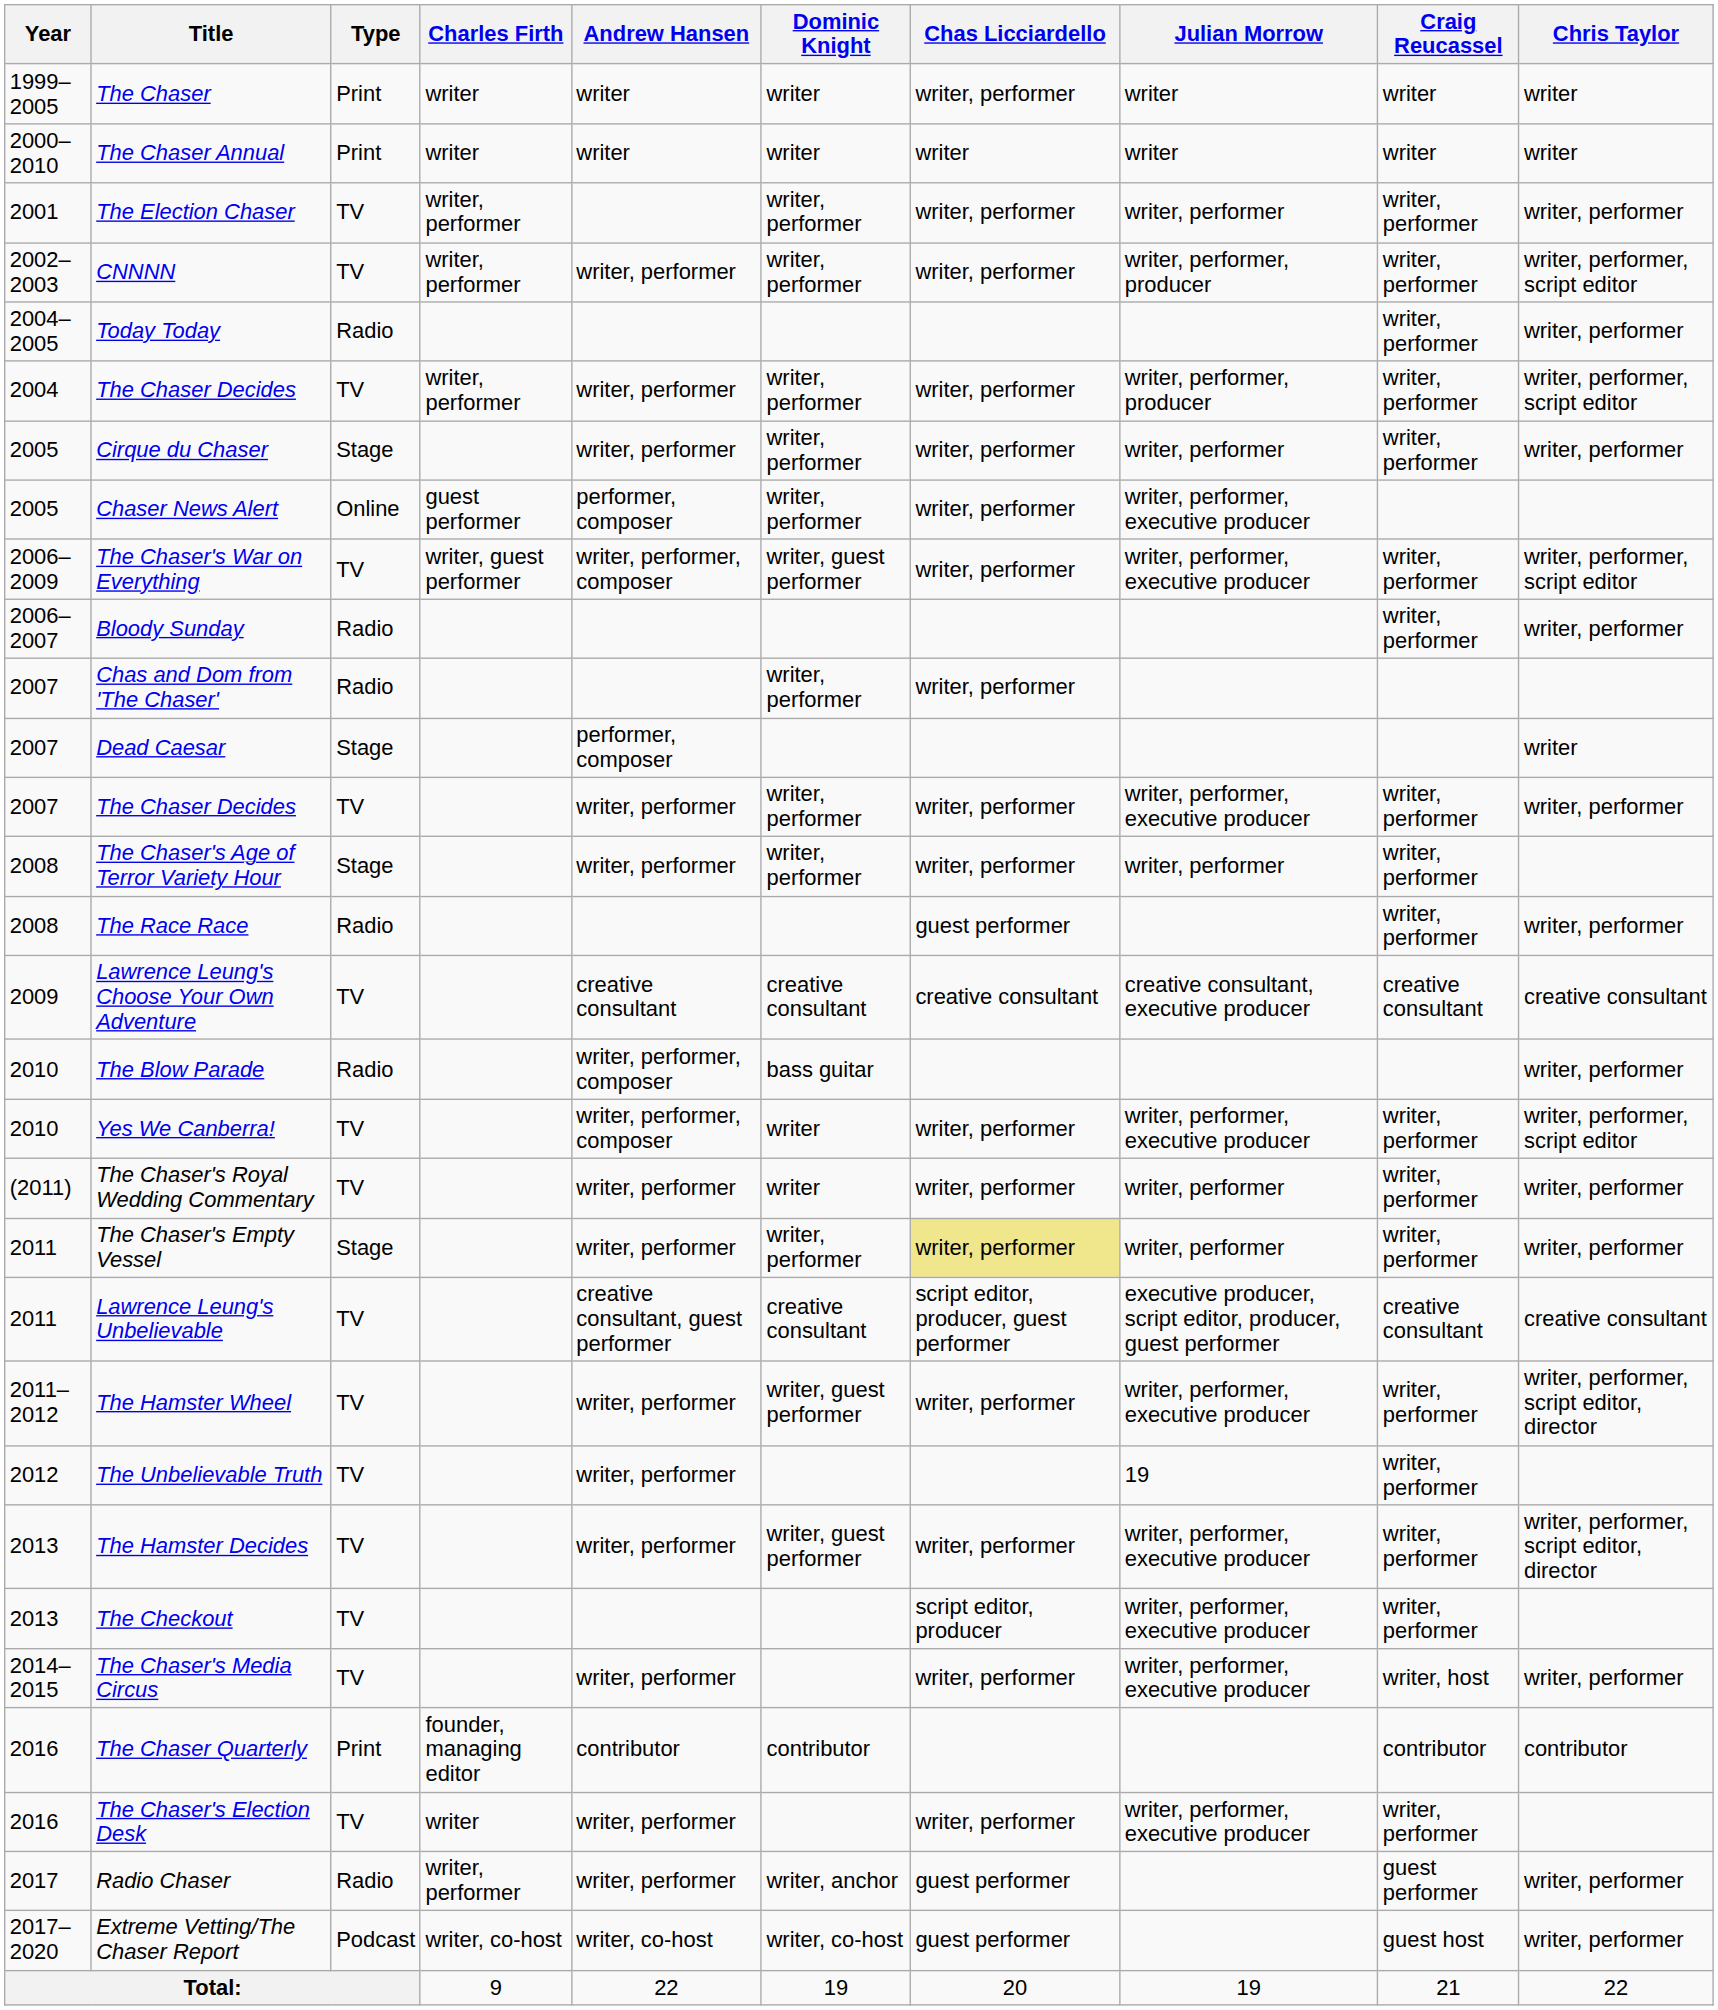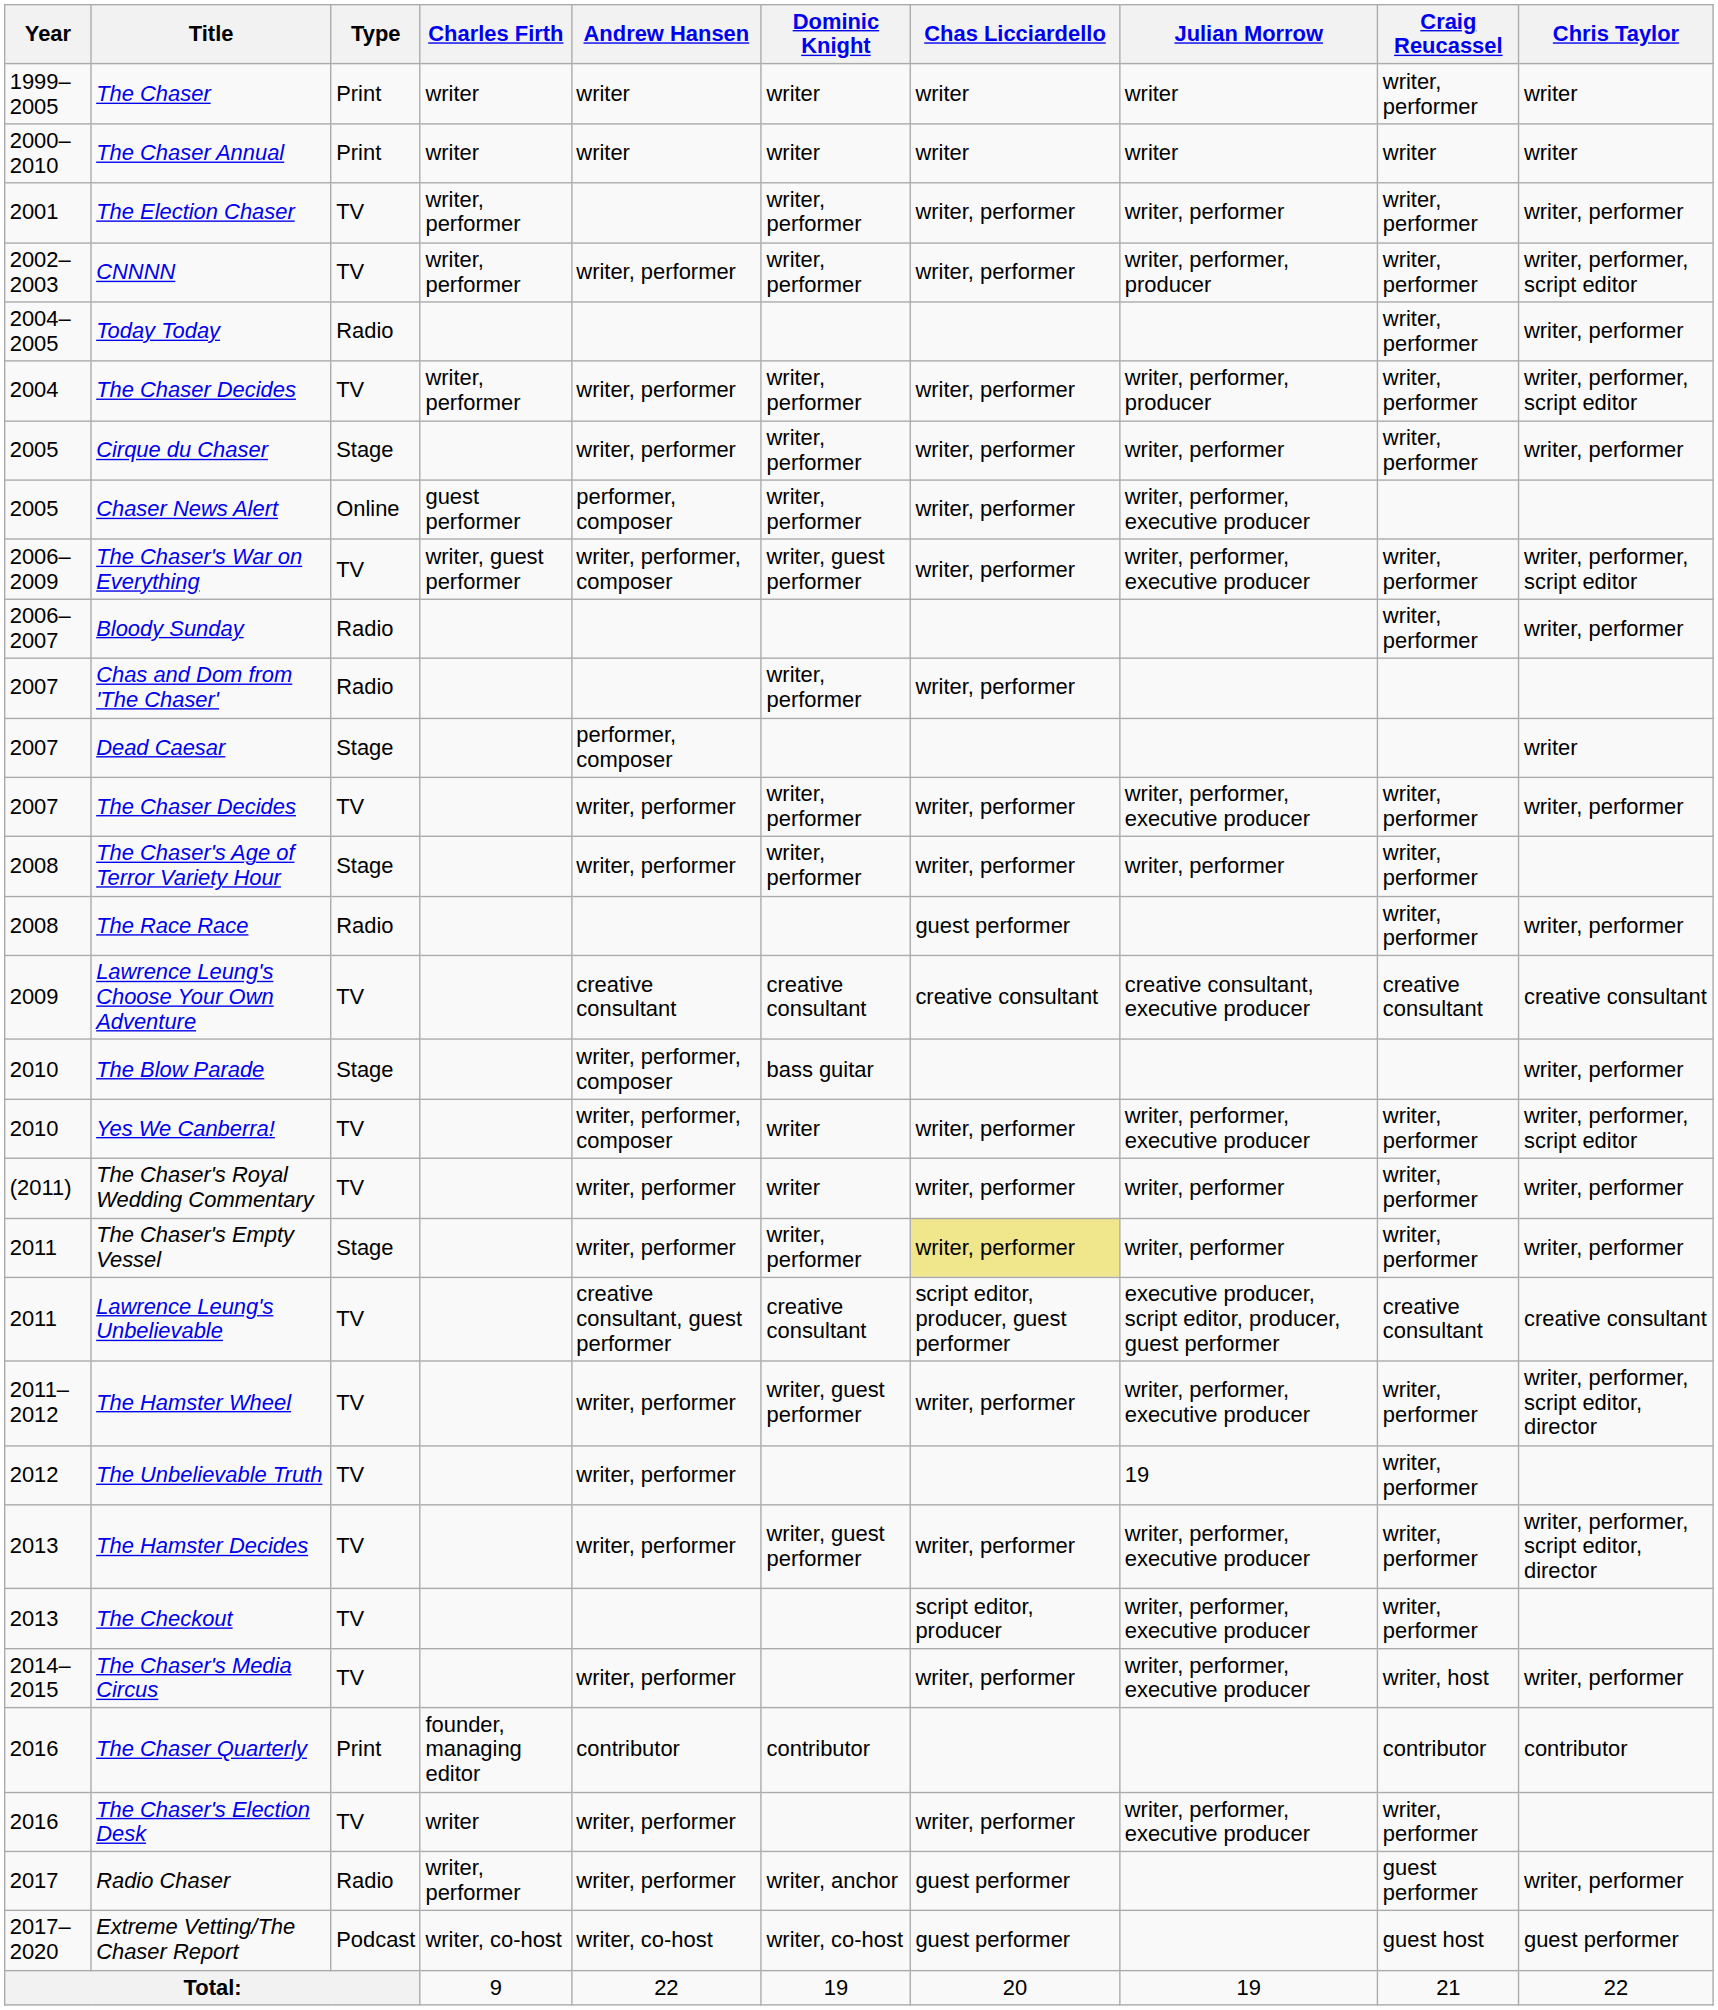(995, 93) writer, performer -> (942, 93) writer
(1410, 93) writer -> (1430, 93) writer, performer
(365, 1069) Radio -> (365, 1069) Stage
(1604, 1940) writer, performer -> (1601, 1940) guest performer
